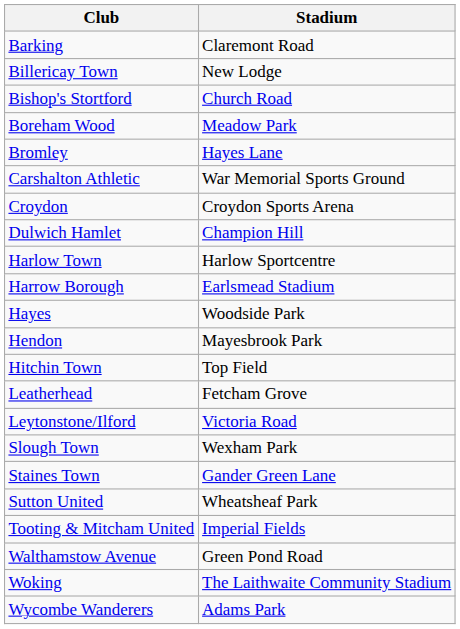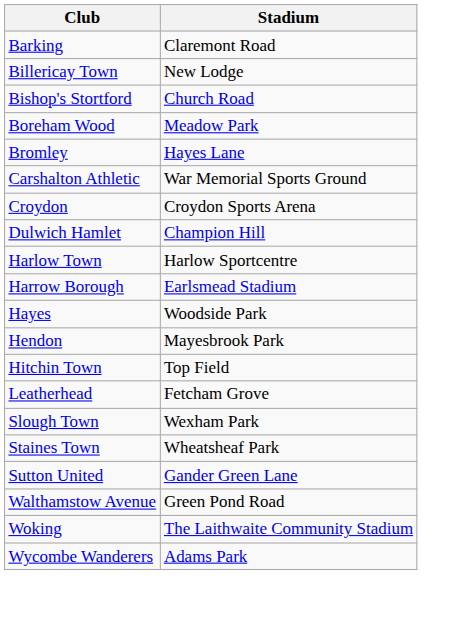- row: (72, 421)
(269, 475) Gander Green Lane -> (222, 448) Wheatsheaf Park
(260, 502) Wheatsheaf Park -> (231, 475) Gander Green Lane
- row: (101, 529)
